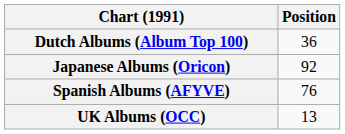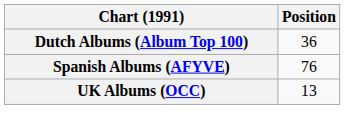- row: (141, 66)
